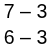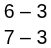rows swapped: (26, 38) <-> (26, 11)
